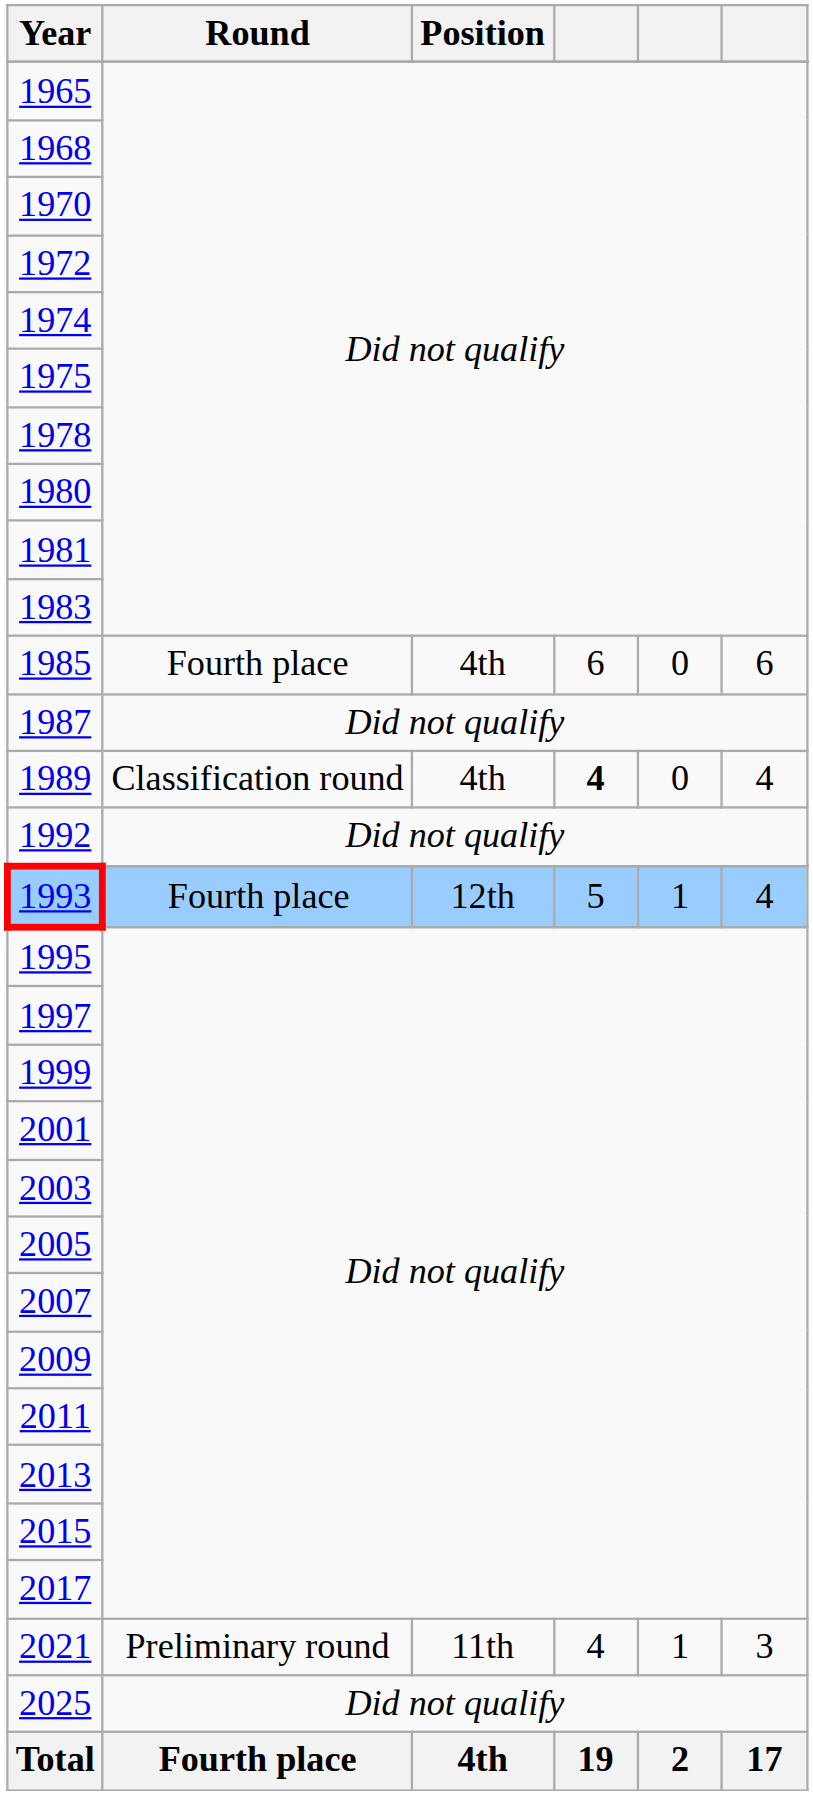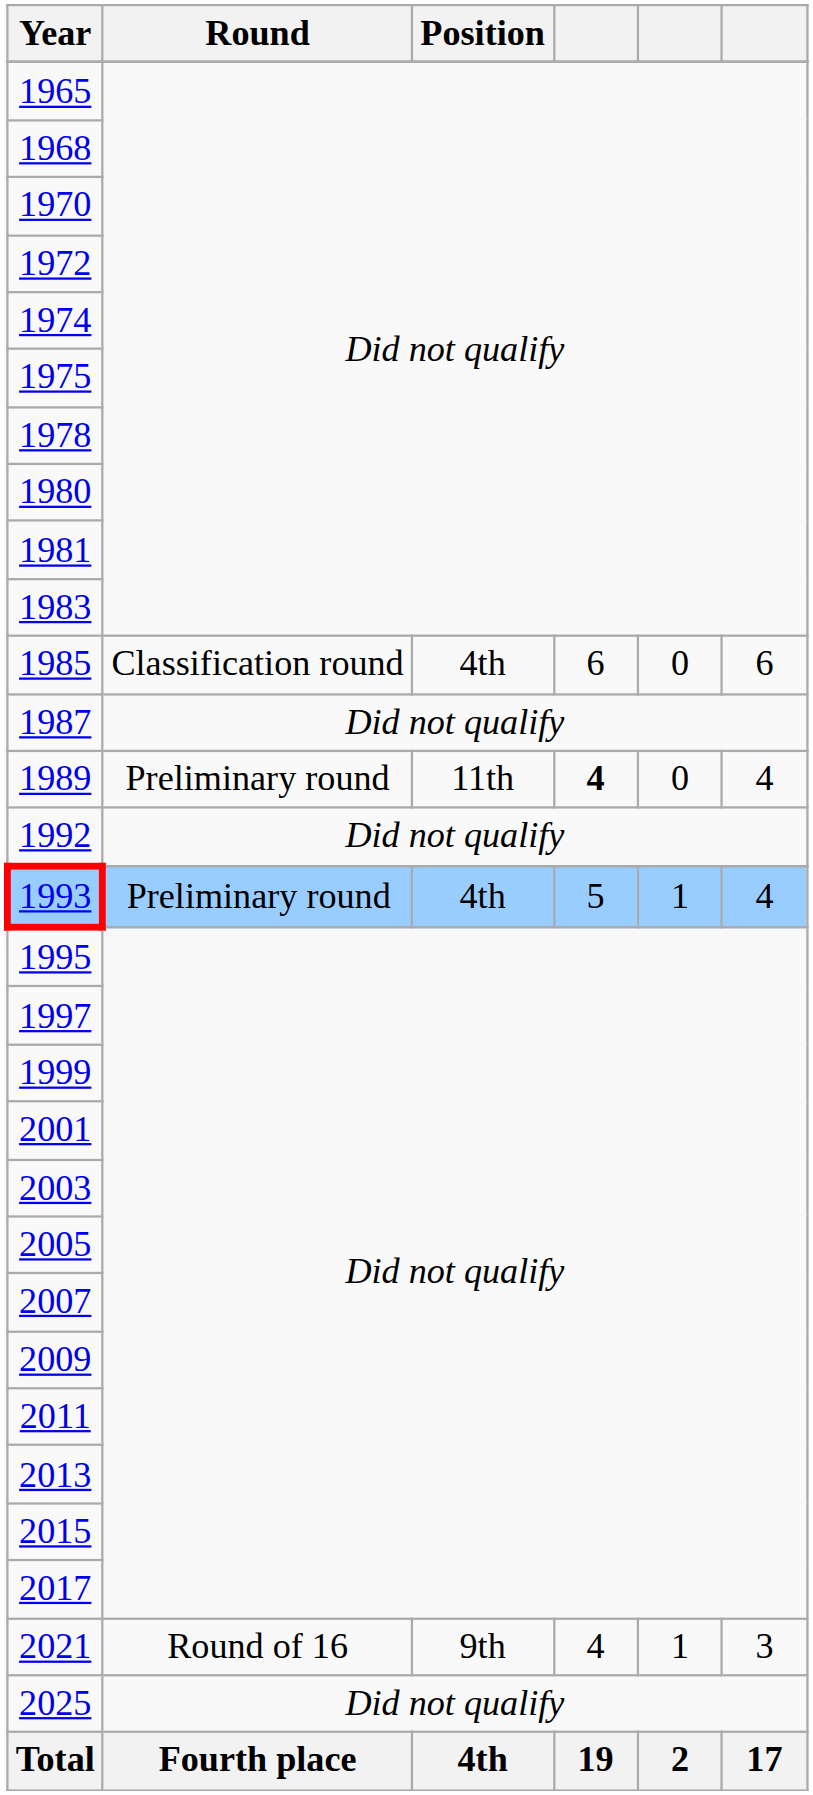(258, 663) Fourth place -> (258, 663) Classification round
(258, 778) Classification round -> (258, 778) Preliminary round
(483, 778) 4th -> (483, 778) 11th
(259, 895) Fourth place -> (259, 895) Preliminary round
(483, 895) 12th -> (483, 895) 4th
(258, 1645) Preliminary round -> (258, 1645) Round of 16
(483, 1645) 11th -> (483, 1645) 9th
